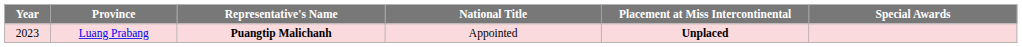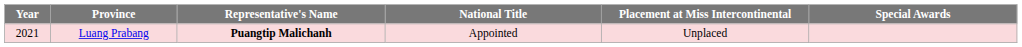(27, 33) 2023 -> (27, 33) 2021
(705, 33) bold -> (705, 33) normal
